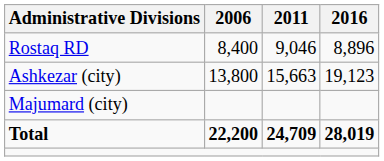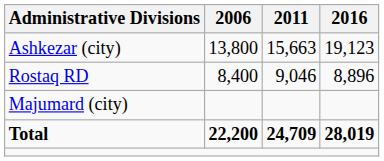rows swapped: (49, 47) <-> (65, 76)
